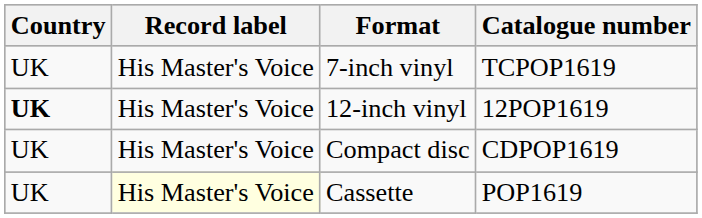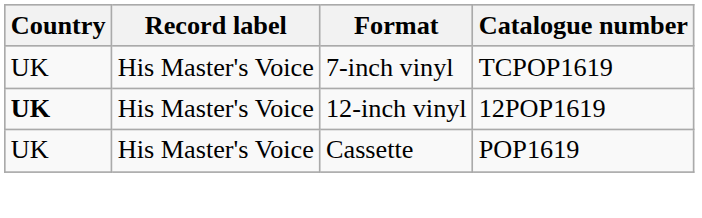- row: (398, 150)
(216, 191) lightyellow background -> (216, 150) no background
